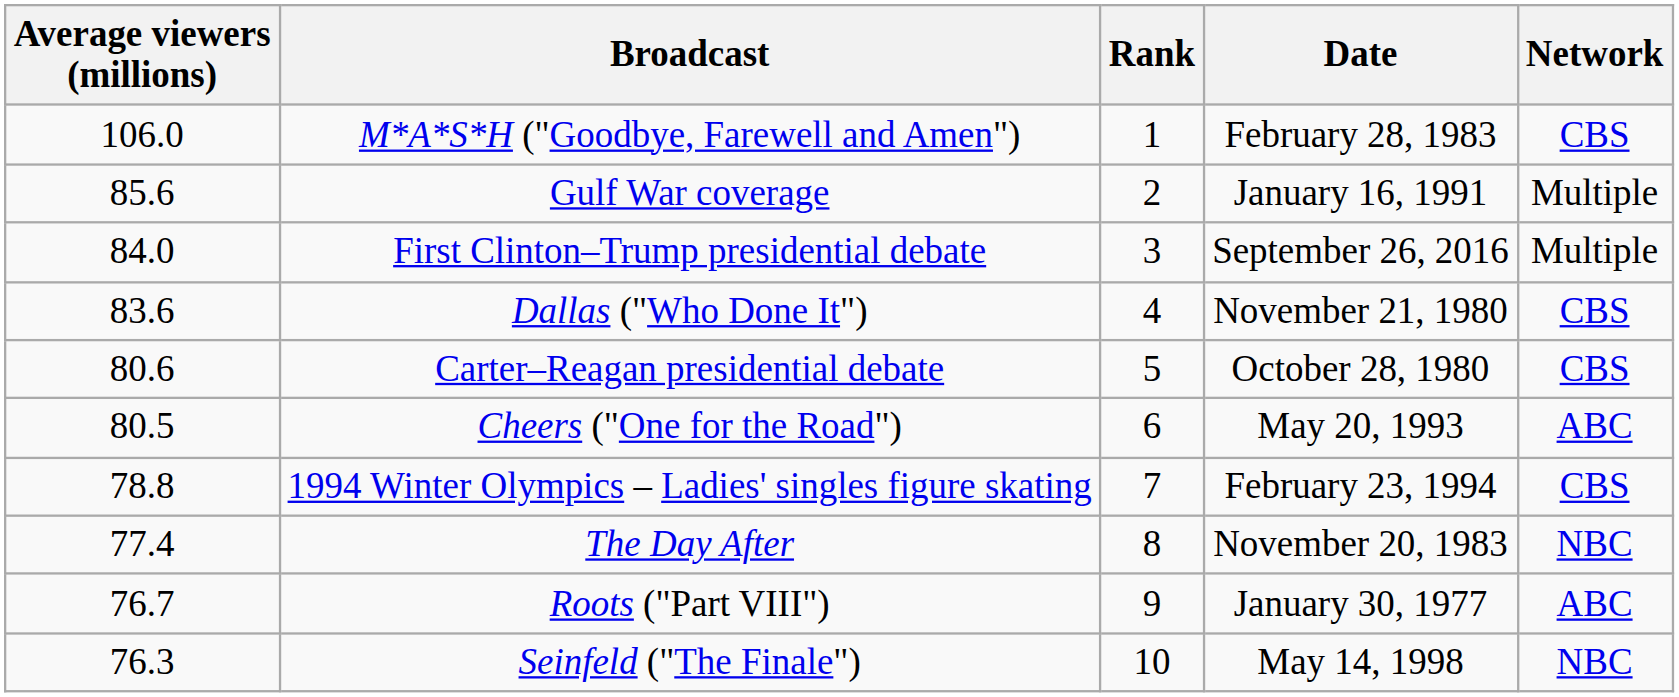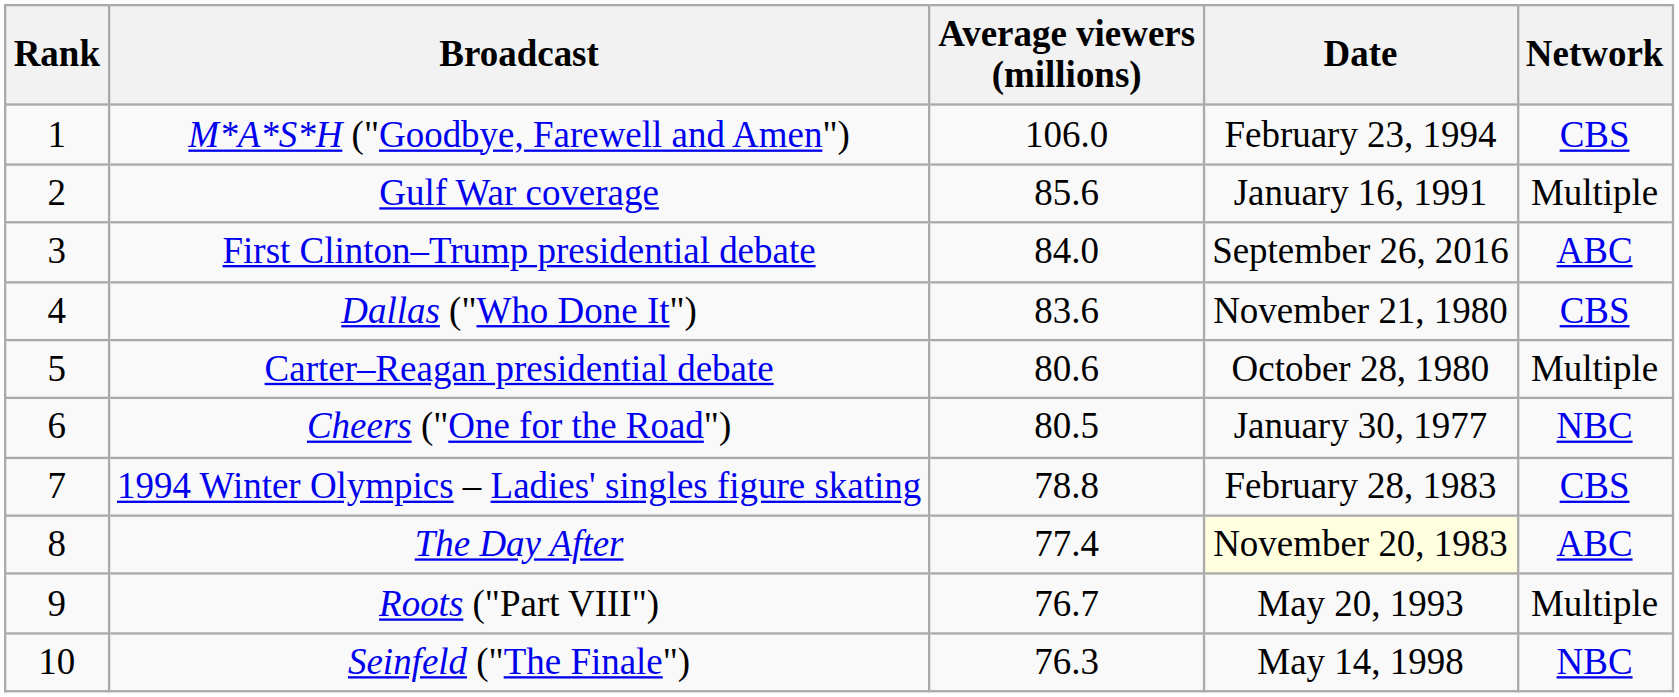columns swapped: (1152, 54) <-> (142, 54)
(1360, 134) February 28, 1983 -> (1360, 134) February 23, 1994
(1595, 251) Multiple -> (1595, 251) ABC
(1595, 368) CBS -> (1595, 368) Multiple
(1360, 427) May 20, 1993 -> (1360, 427) January 30, 1977
(1595, 427) ABC -> (1595, 427) NBC
(1360, 485) February 23, 1994 -> (1360, 485) February 28, 1983
(1360, 544) no background -> (1360, 544) lightyellow background
(1595, 544) NBC -> (1595, 544) ABC
(1360, 602) January 30, 1977 -> (1360, 602) May 20, 1993
(1595, 602) ABC -> (1595, 602) Multiple
